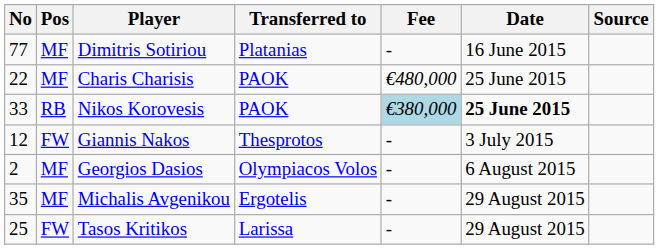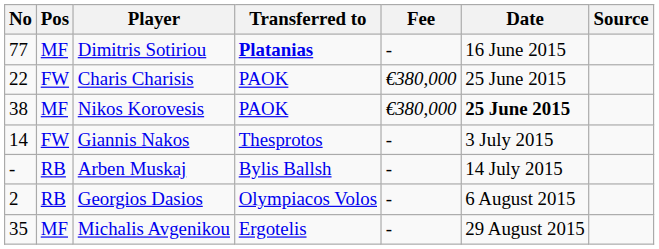(273, 49) normal -> (276, 49) bold
(54, 79) MF -> (55, 79) FW
(421, 79) €480,000 -> (421, 79) €380,000
(18, 109) 33 -> (18, 109) 38
(53, 109) RB -> (54, 109) MF
(421, 109) lightblue background -> (421, 109) no background
(18, 139) 12 -> (18, 139) 14
+ row: (132, 169)
(54, 169) MF -> (53, 199) RB
- row: (132, 229)
